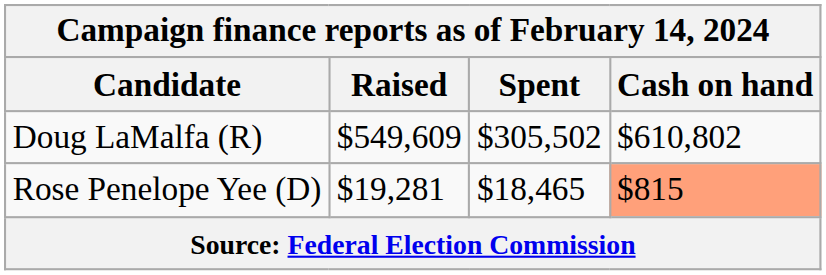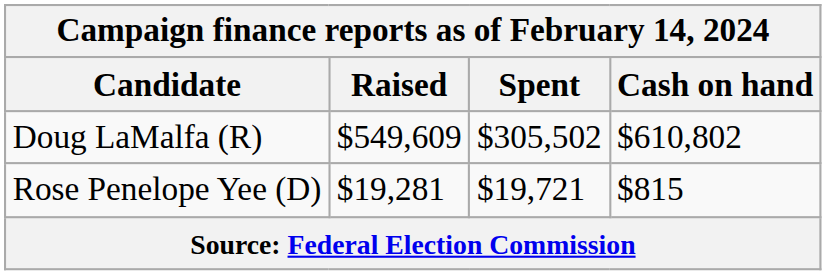(531, 189) $18,465 -> (531, 189) $19,721
(650, 189) lightsalmon background -> (650, 189) no background
